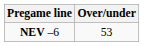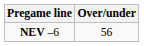(107, 32) 53 -> (107, 32) 56
